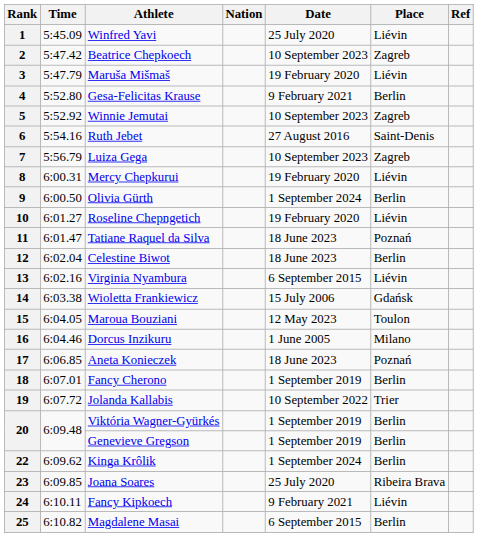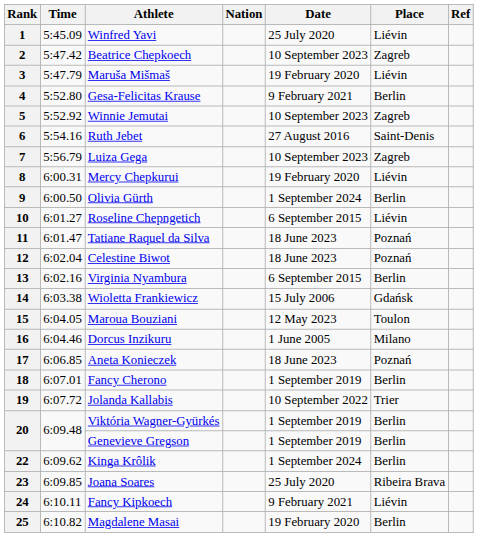(314, 217) 19 February 2020 -> (315, 217) 6 September 2015
(390, 258) Berlin -> (393, 258) Poznań
(390, 278) Liévin -> (390, 278) Berlin
(315, 522) 6 September 2015 -> (314, 522) 19 February 2020
